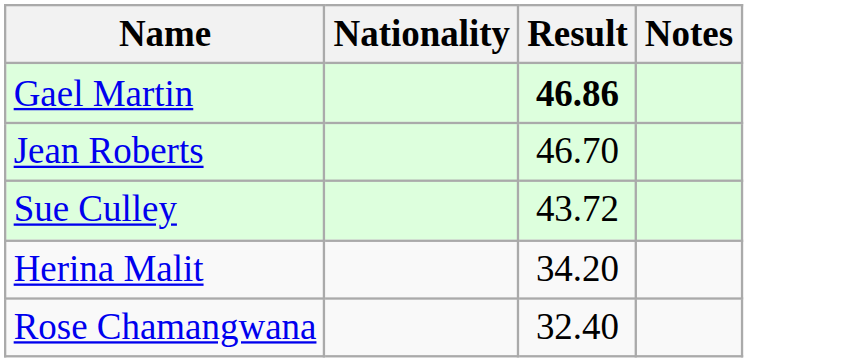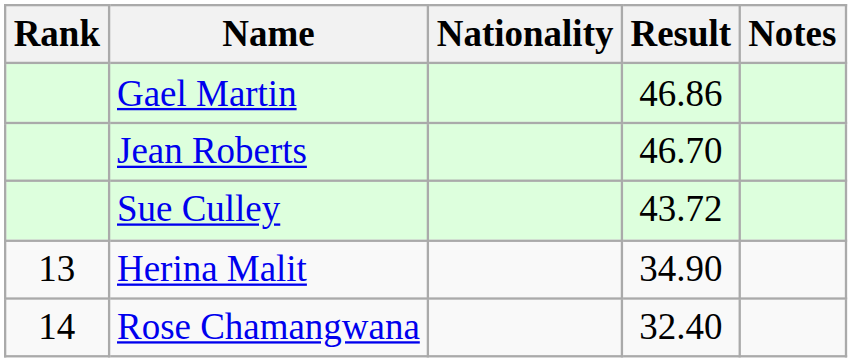+ column: (57, 33)
(577, 92) bold -> (681, 92) normal
(577, 268) 34.20 -> (681, 268) 34.90
